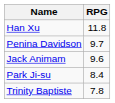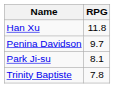- row: (36, 59)
(97, 75) 8.4 -> (97, 59) 8.1
